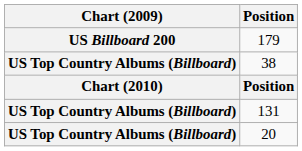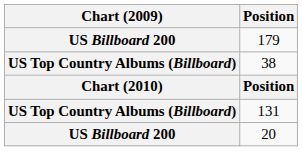(122, 134) US Top Country Albums (Billboard) -> (122, 134) US Billboard 200
